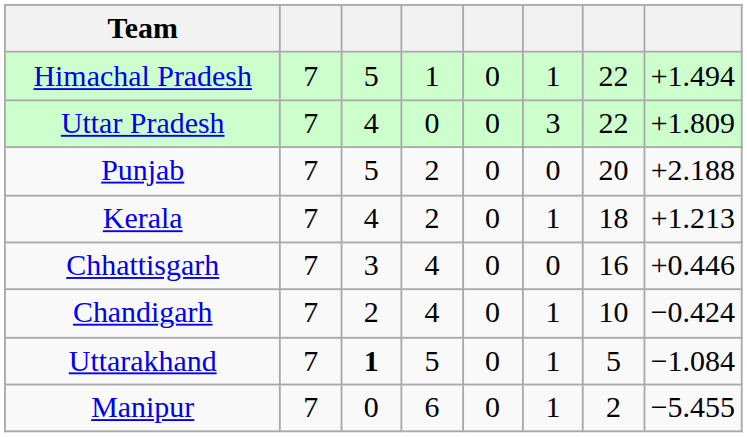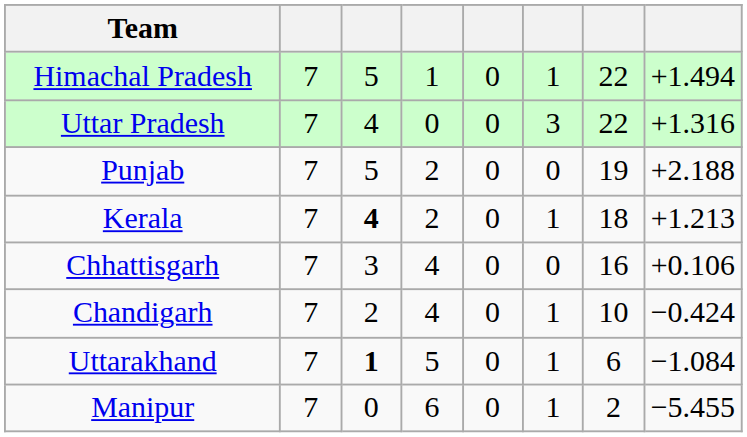(693, 123) +1.809 -> (693, 123) +1.316
(614, 170) 20 -> (614, 170) 19
(371, 218) normal -> (371, 218) bold
(693, 265) +0.446 -> (693, 265) +0.106
(614, 360) 5 -> (614, 360) 6
